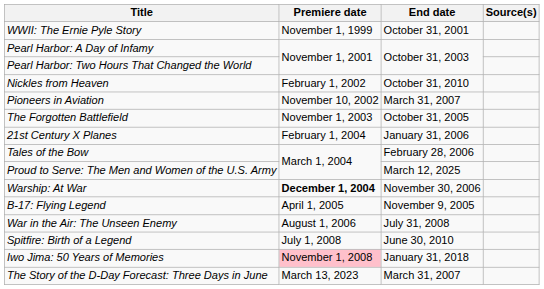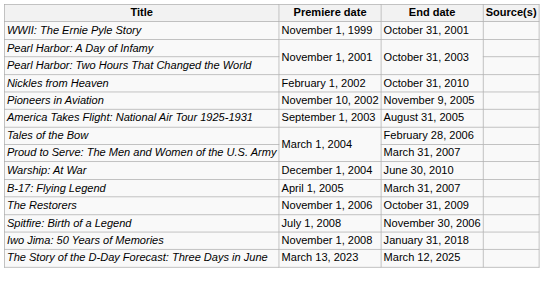(422, 100) March 31, 2007 -> (429, 100) November 9, 2005
+ row: (130, 118)
- row: (67, 118)
- row: (62, 135)
(422, 170) March 12, 2025 -> (422, 153) March 31, 2007
(328, 188) bold -> (327, 170) normal
(432, 188) November 30, 2006 -> (419, 170) June 30, 2010
(429, 205) November 9, 2005 -> (422, 188) March 31, 2007
- row: (92, 223)
+ row: (42, 205)
(419, 240) June 30, 2010 -> (432, 223) November 30, 2006
(327, 258) pink background -> (327, 240) no background
(422, 275) March 31, 2007 -> (422, 258) March 12, 2025
